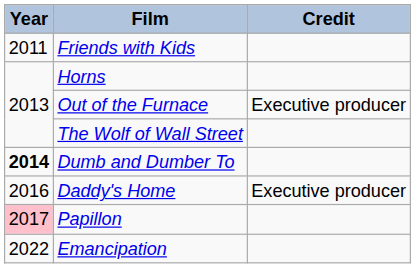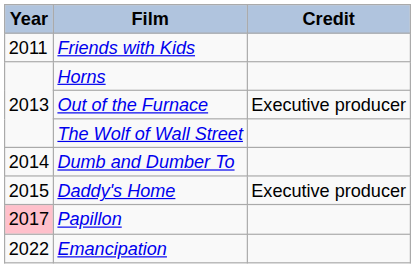(29, 162) bold -> (29, 162) normal
(29, 191) 2016 -> (29, 191) 2015
